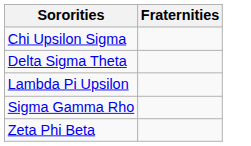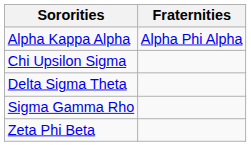+ row: (69, 38)
- row: (68, 84)
